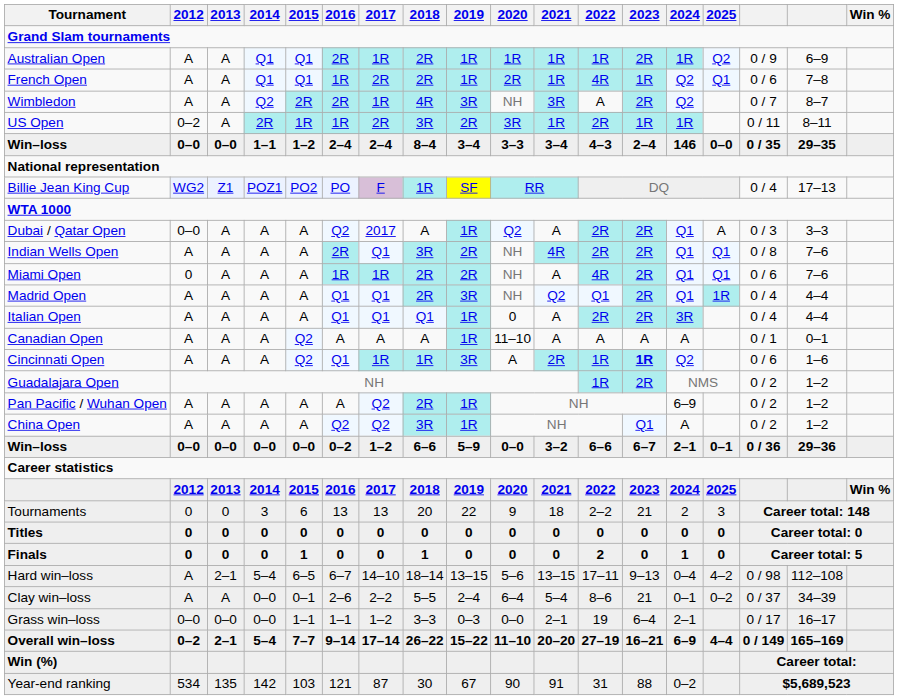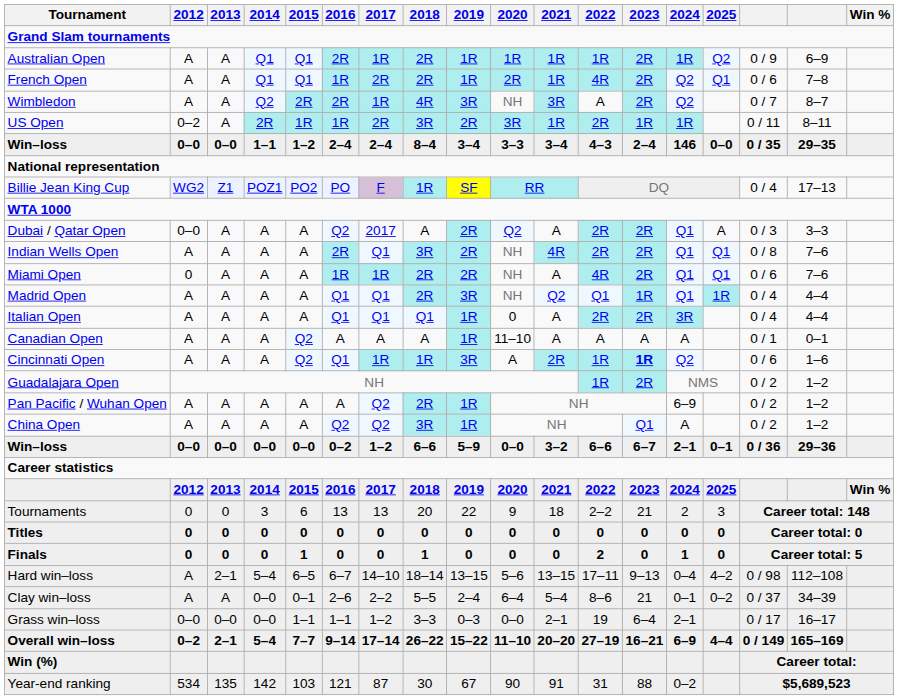(644, 79) 1R -> (644, 79) 2R
(469, 230) 1R -> (469, 230) 2R
(644, 295) 2R -> (644, 295) 1R
